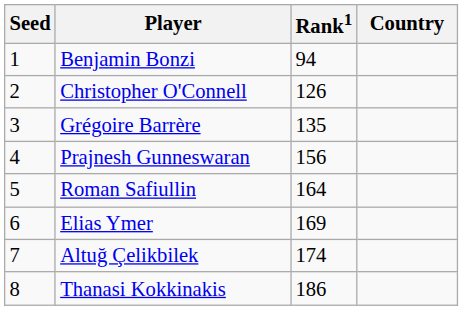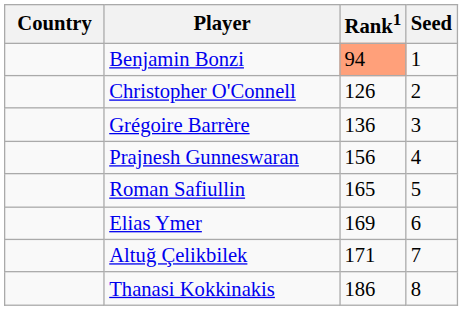columns swapped: (407, 23) <-> (30, 23)
(306, 59) no background -> (355, 59) lightsalmon background
(311, 124) 135 -> (360, 124) 136
(311, 190) 164 -> (360, 190) 165
(311, 255) 174 -> (360, 255) 171
